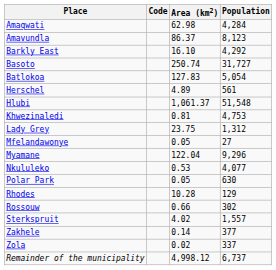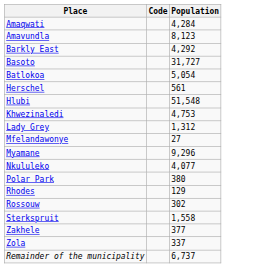- column: (195, 12)
(229, 181) 630 -> (178, 179) 380
(234, 220) 1,557 -> (183, 218) 1,558
